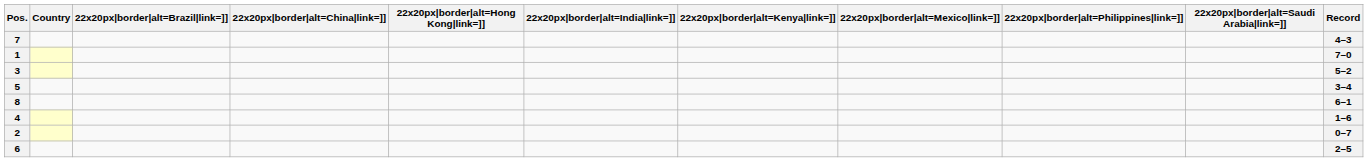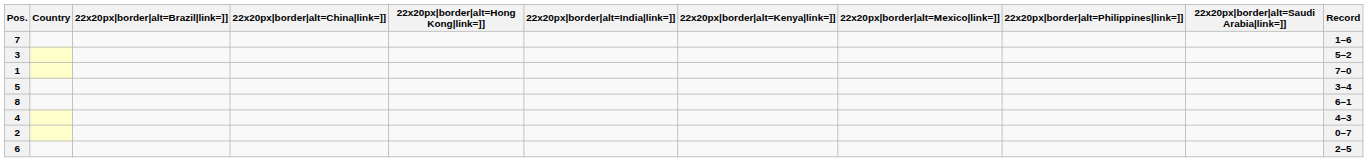(1343, 39) 4–3 -> (1343, 39) 1–6
rows swapped: (17, 55) <-> (17, 71)
(1343, 118) 1–6 -> (1343, 118) 4–3
